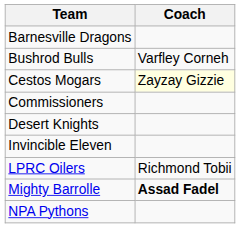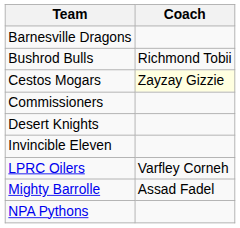(183, 59) Varfley Corneh -> (185, 59) Richmond Tobii
(185, 168) Richmond Tobii -> (183, 168) Varfley Corneh
(178, 189) bold -> (176, 189) normal
